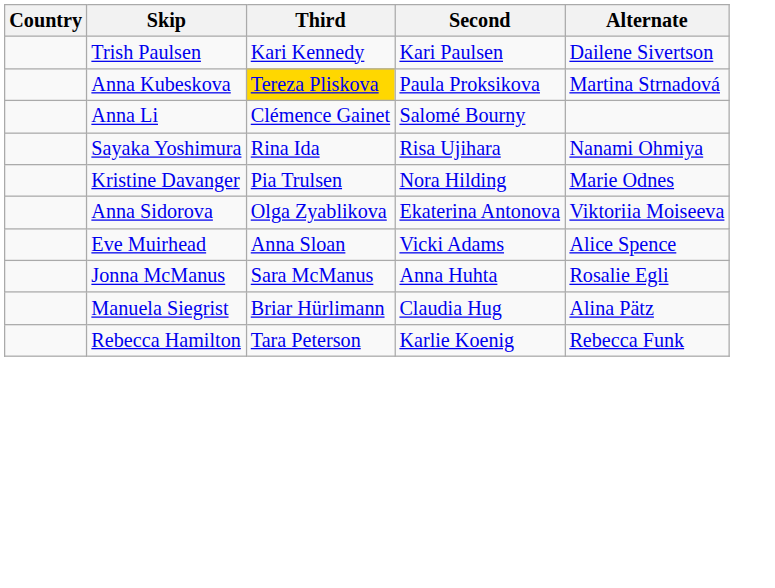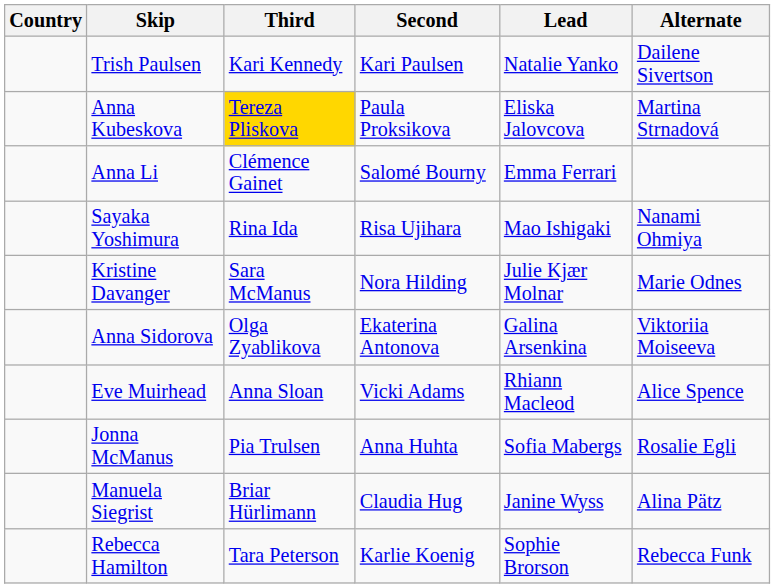+ column: (566, 20)
(296, 180) Pia Trulsen -> (270, 282) Sara McManus
(312, 276) Sara McManus -> (274, 446) Pia Trulsen
